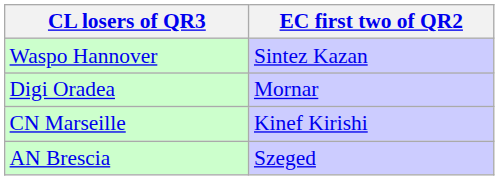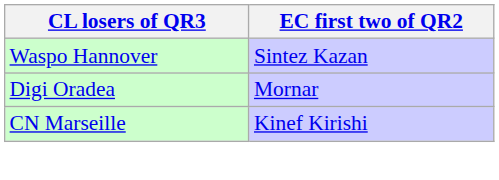- row: (60, 157)
